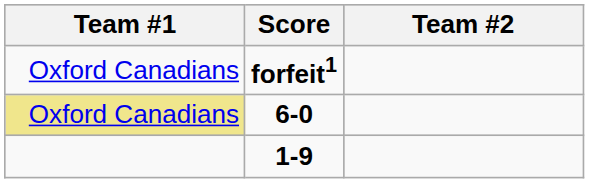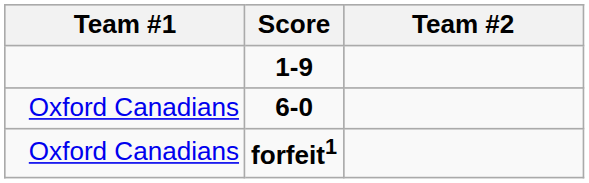rows swapped: (294, 70) <-> (294, 156)
(134, 114) khaki background -> (134, 107) no background
